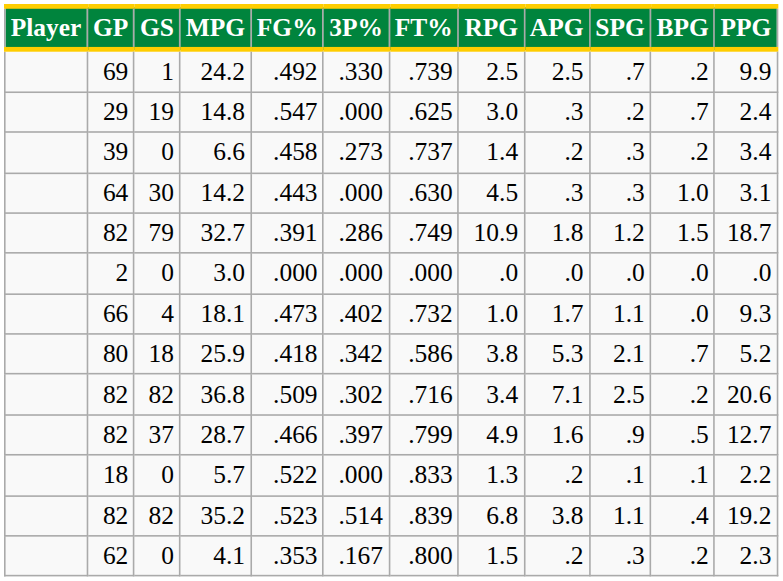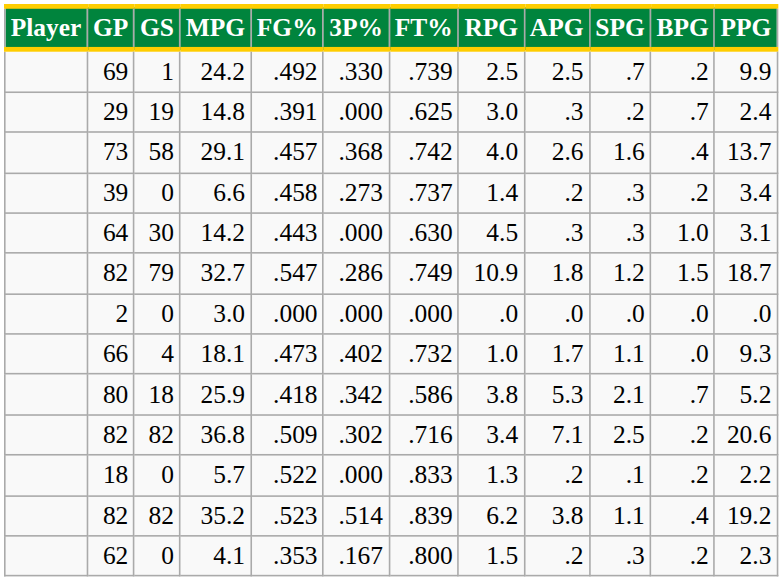(295, 111) .547 -> (295, 111) .391
+ row: (223, 152)
(295, 232) .391 -> (295, 273) .547
- row: (223, 434)
(699, 474) .1 -> (699, 474) .2
(502, 515) 6.8 -> (502, 515) 6.2
